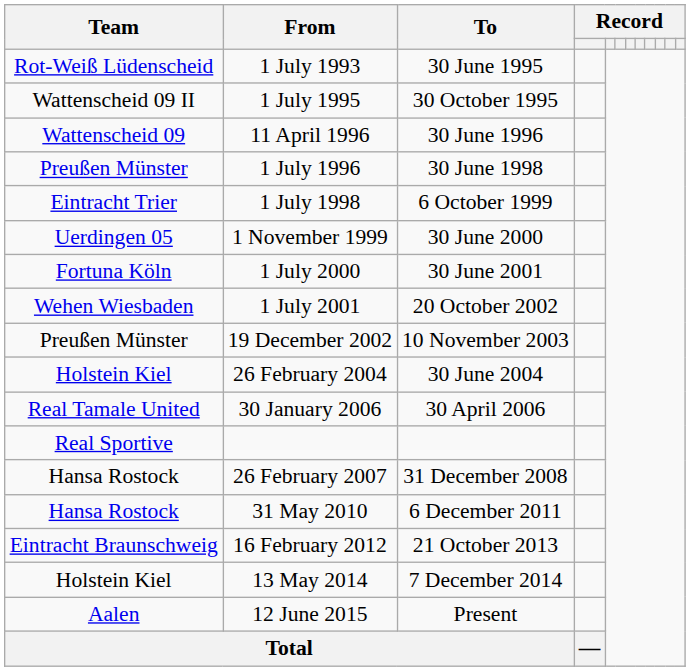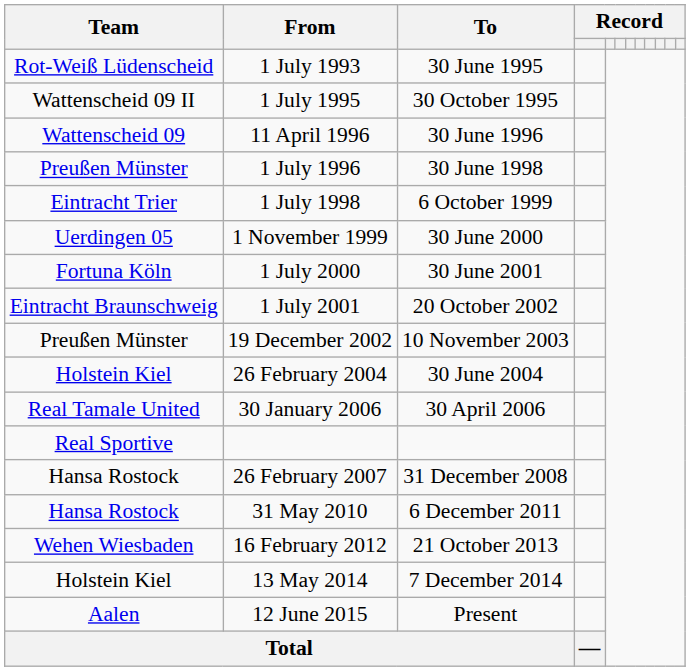(114, 305) Wehen Wiesbaden -> (114, 305) Eintracht Braunschweig
(114, 545) Eintracht Braunschweig -> (114, 545) Wehen Wiesbaden
